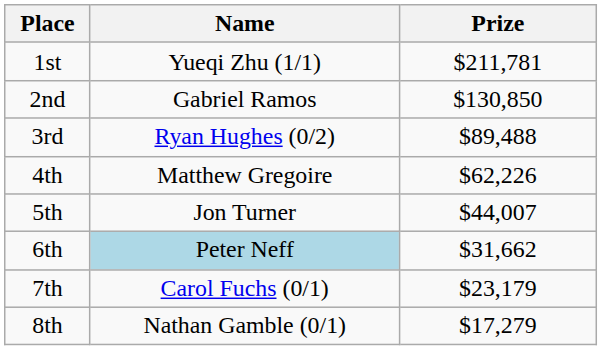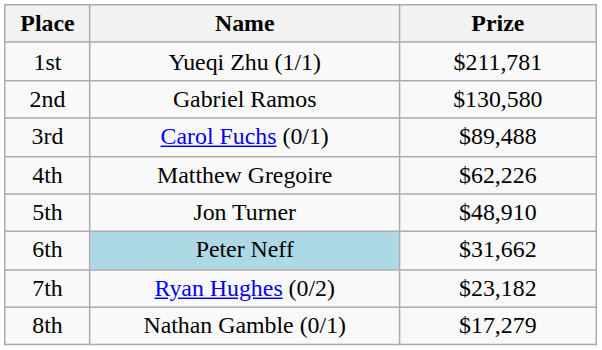(498, 99) $130,850 -> (498, 99) $130,580
(245, 136) Ryan Hughes (0/2) -> (245, 136) Carol Fuchs (0/1)
(498, 212) $44,007 -> (498, 212) $48,910
(245, 288) Carol Fuchs (0/1) -> (245, 288) Ryan Hughes (0/2)
(498, 288) $23,179 -> (498, 288) $23,182
